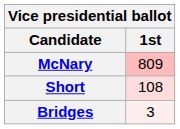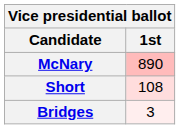(150, 64) 809 -> (150, 64) 890
